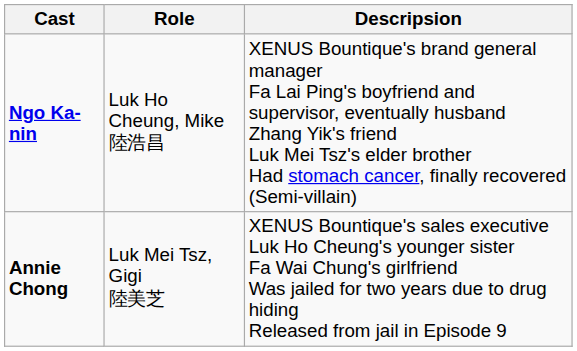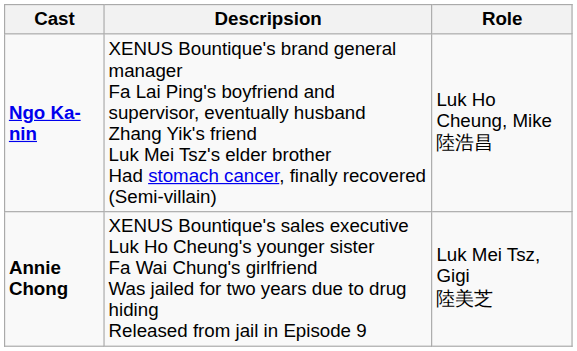columns swapped: (174, 19) <-> (408, 19)
